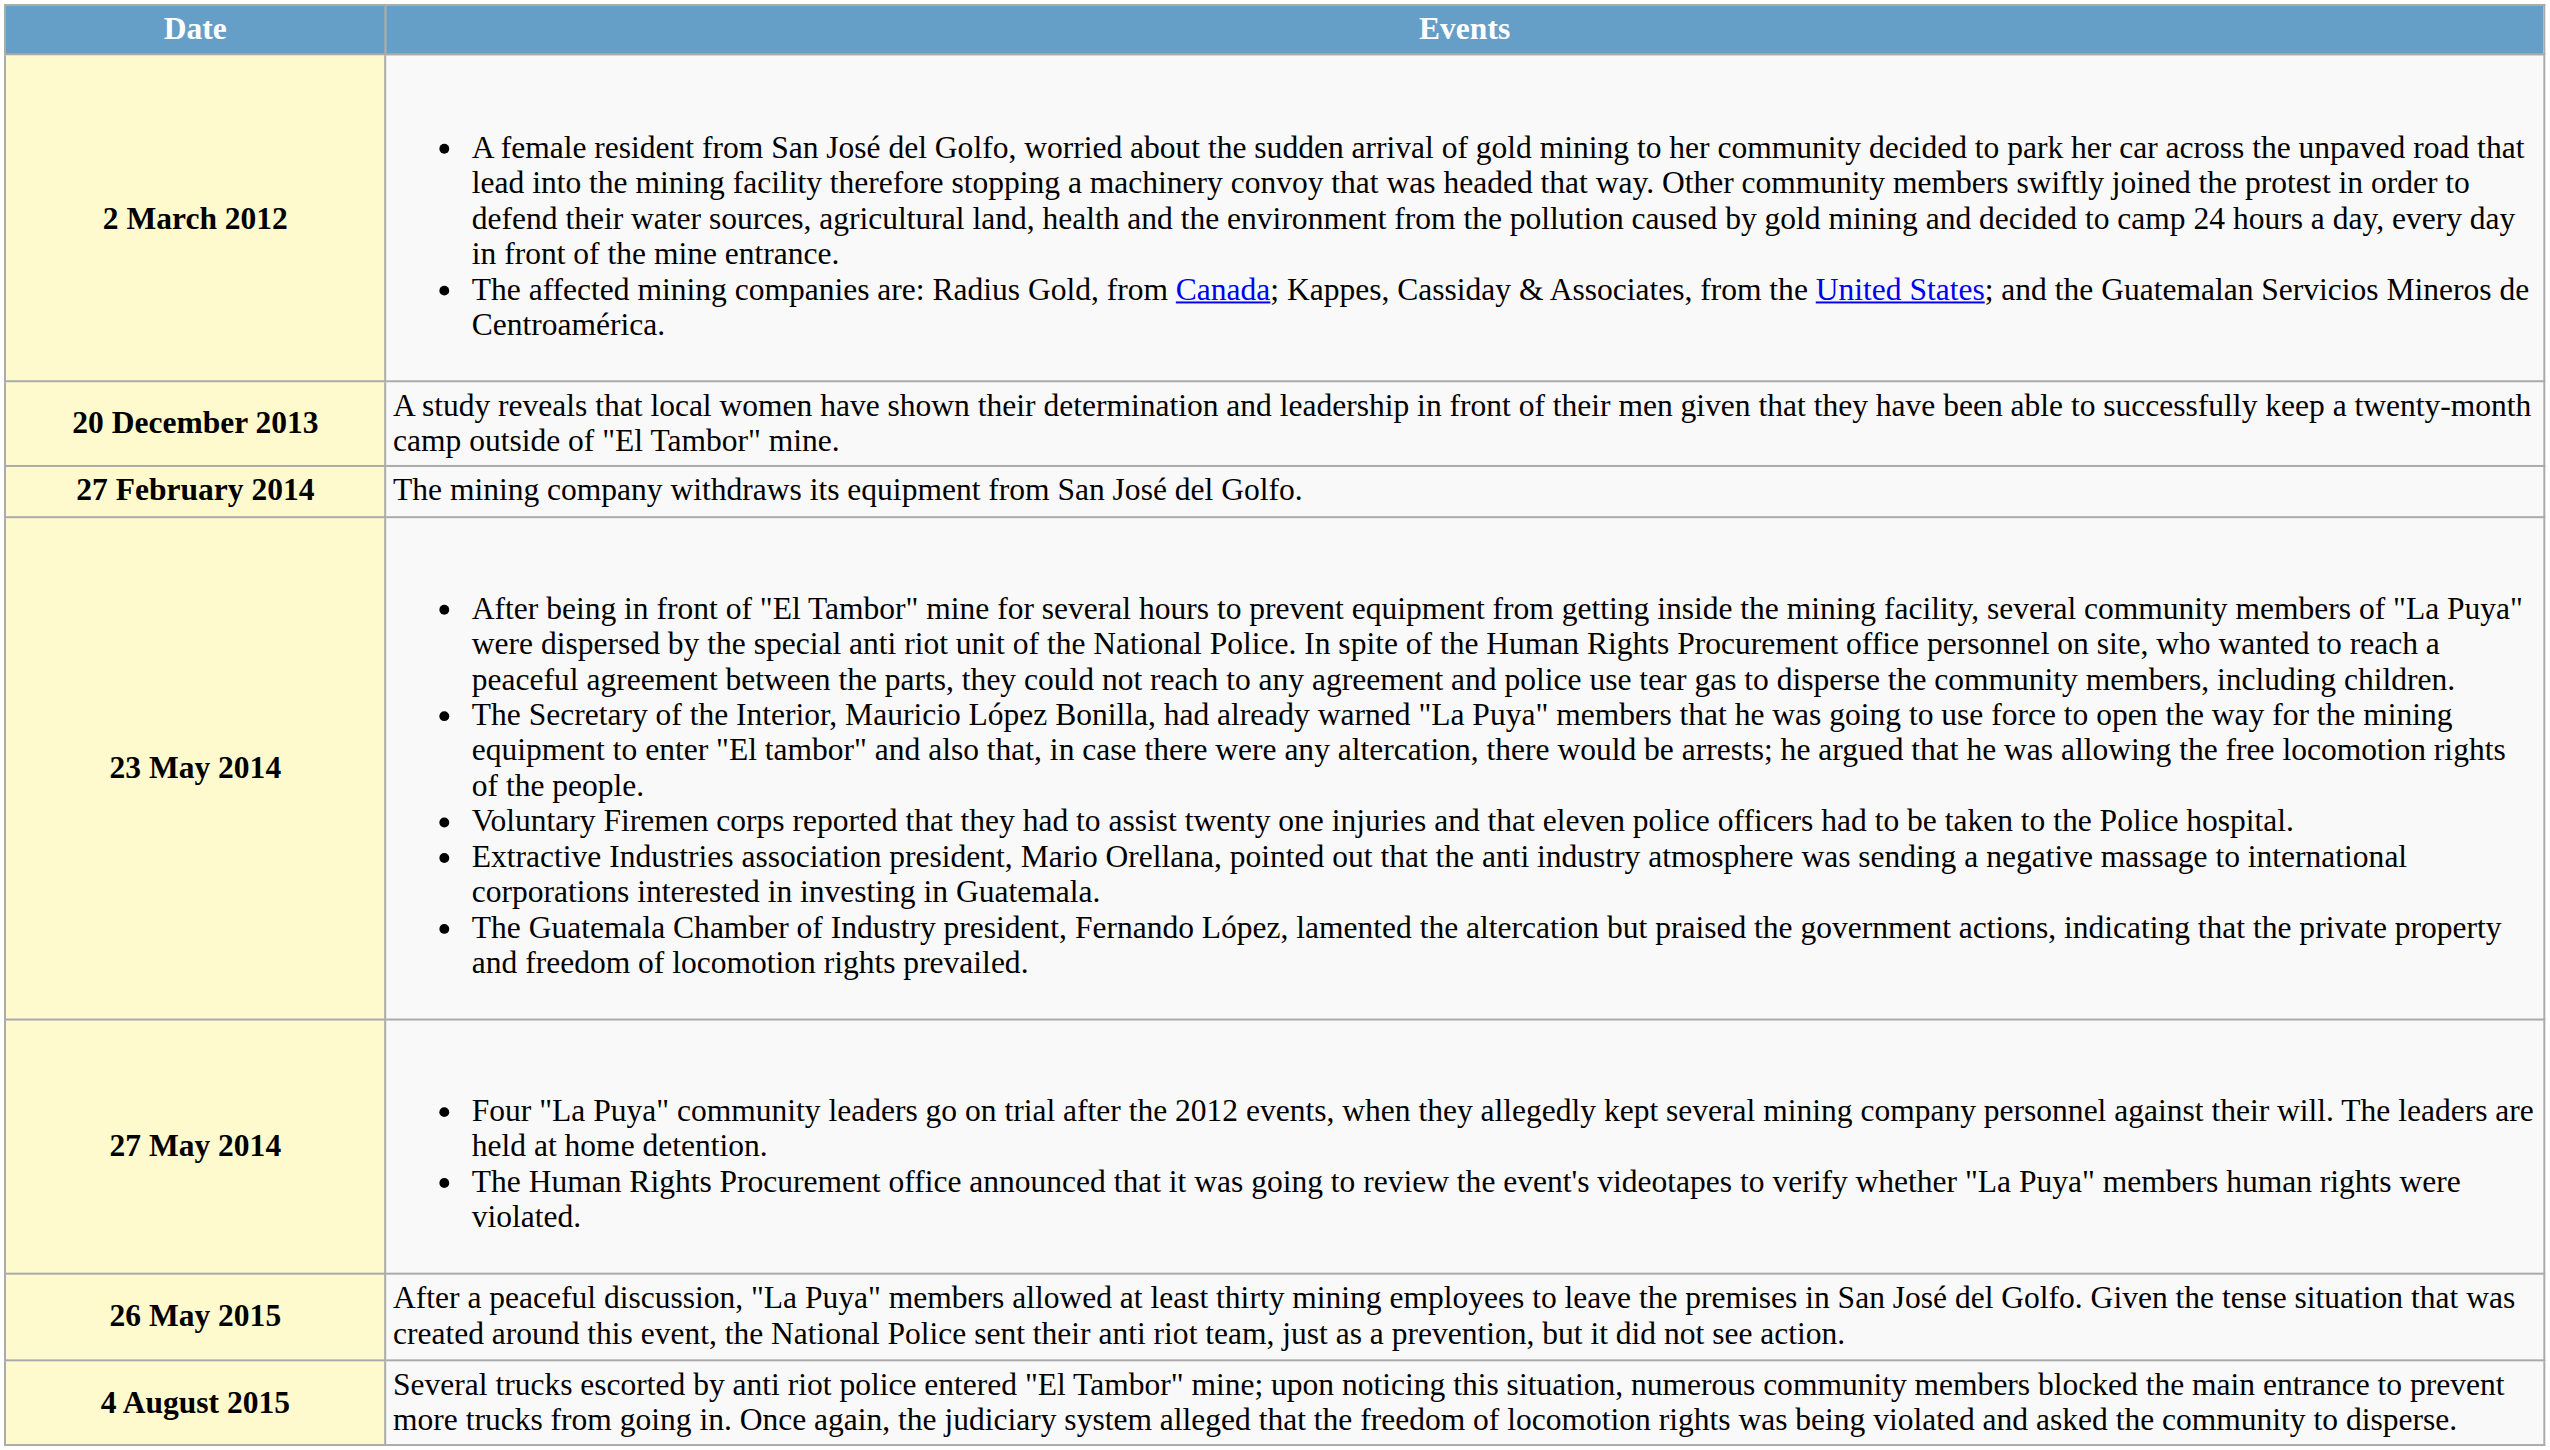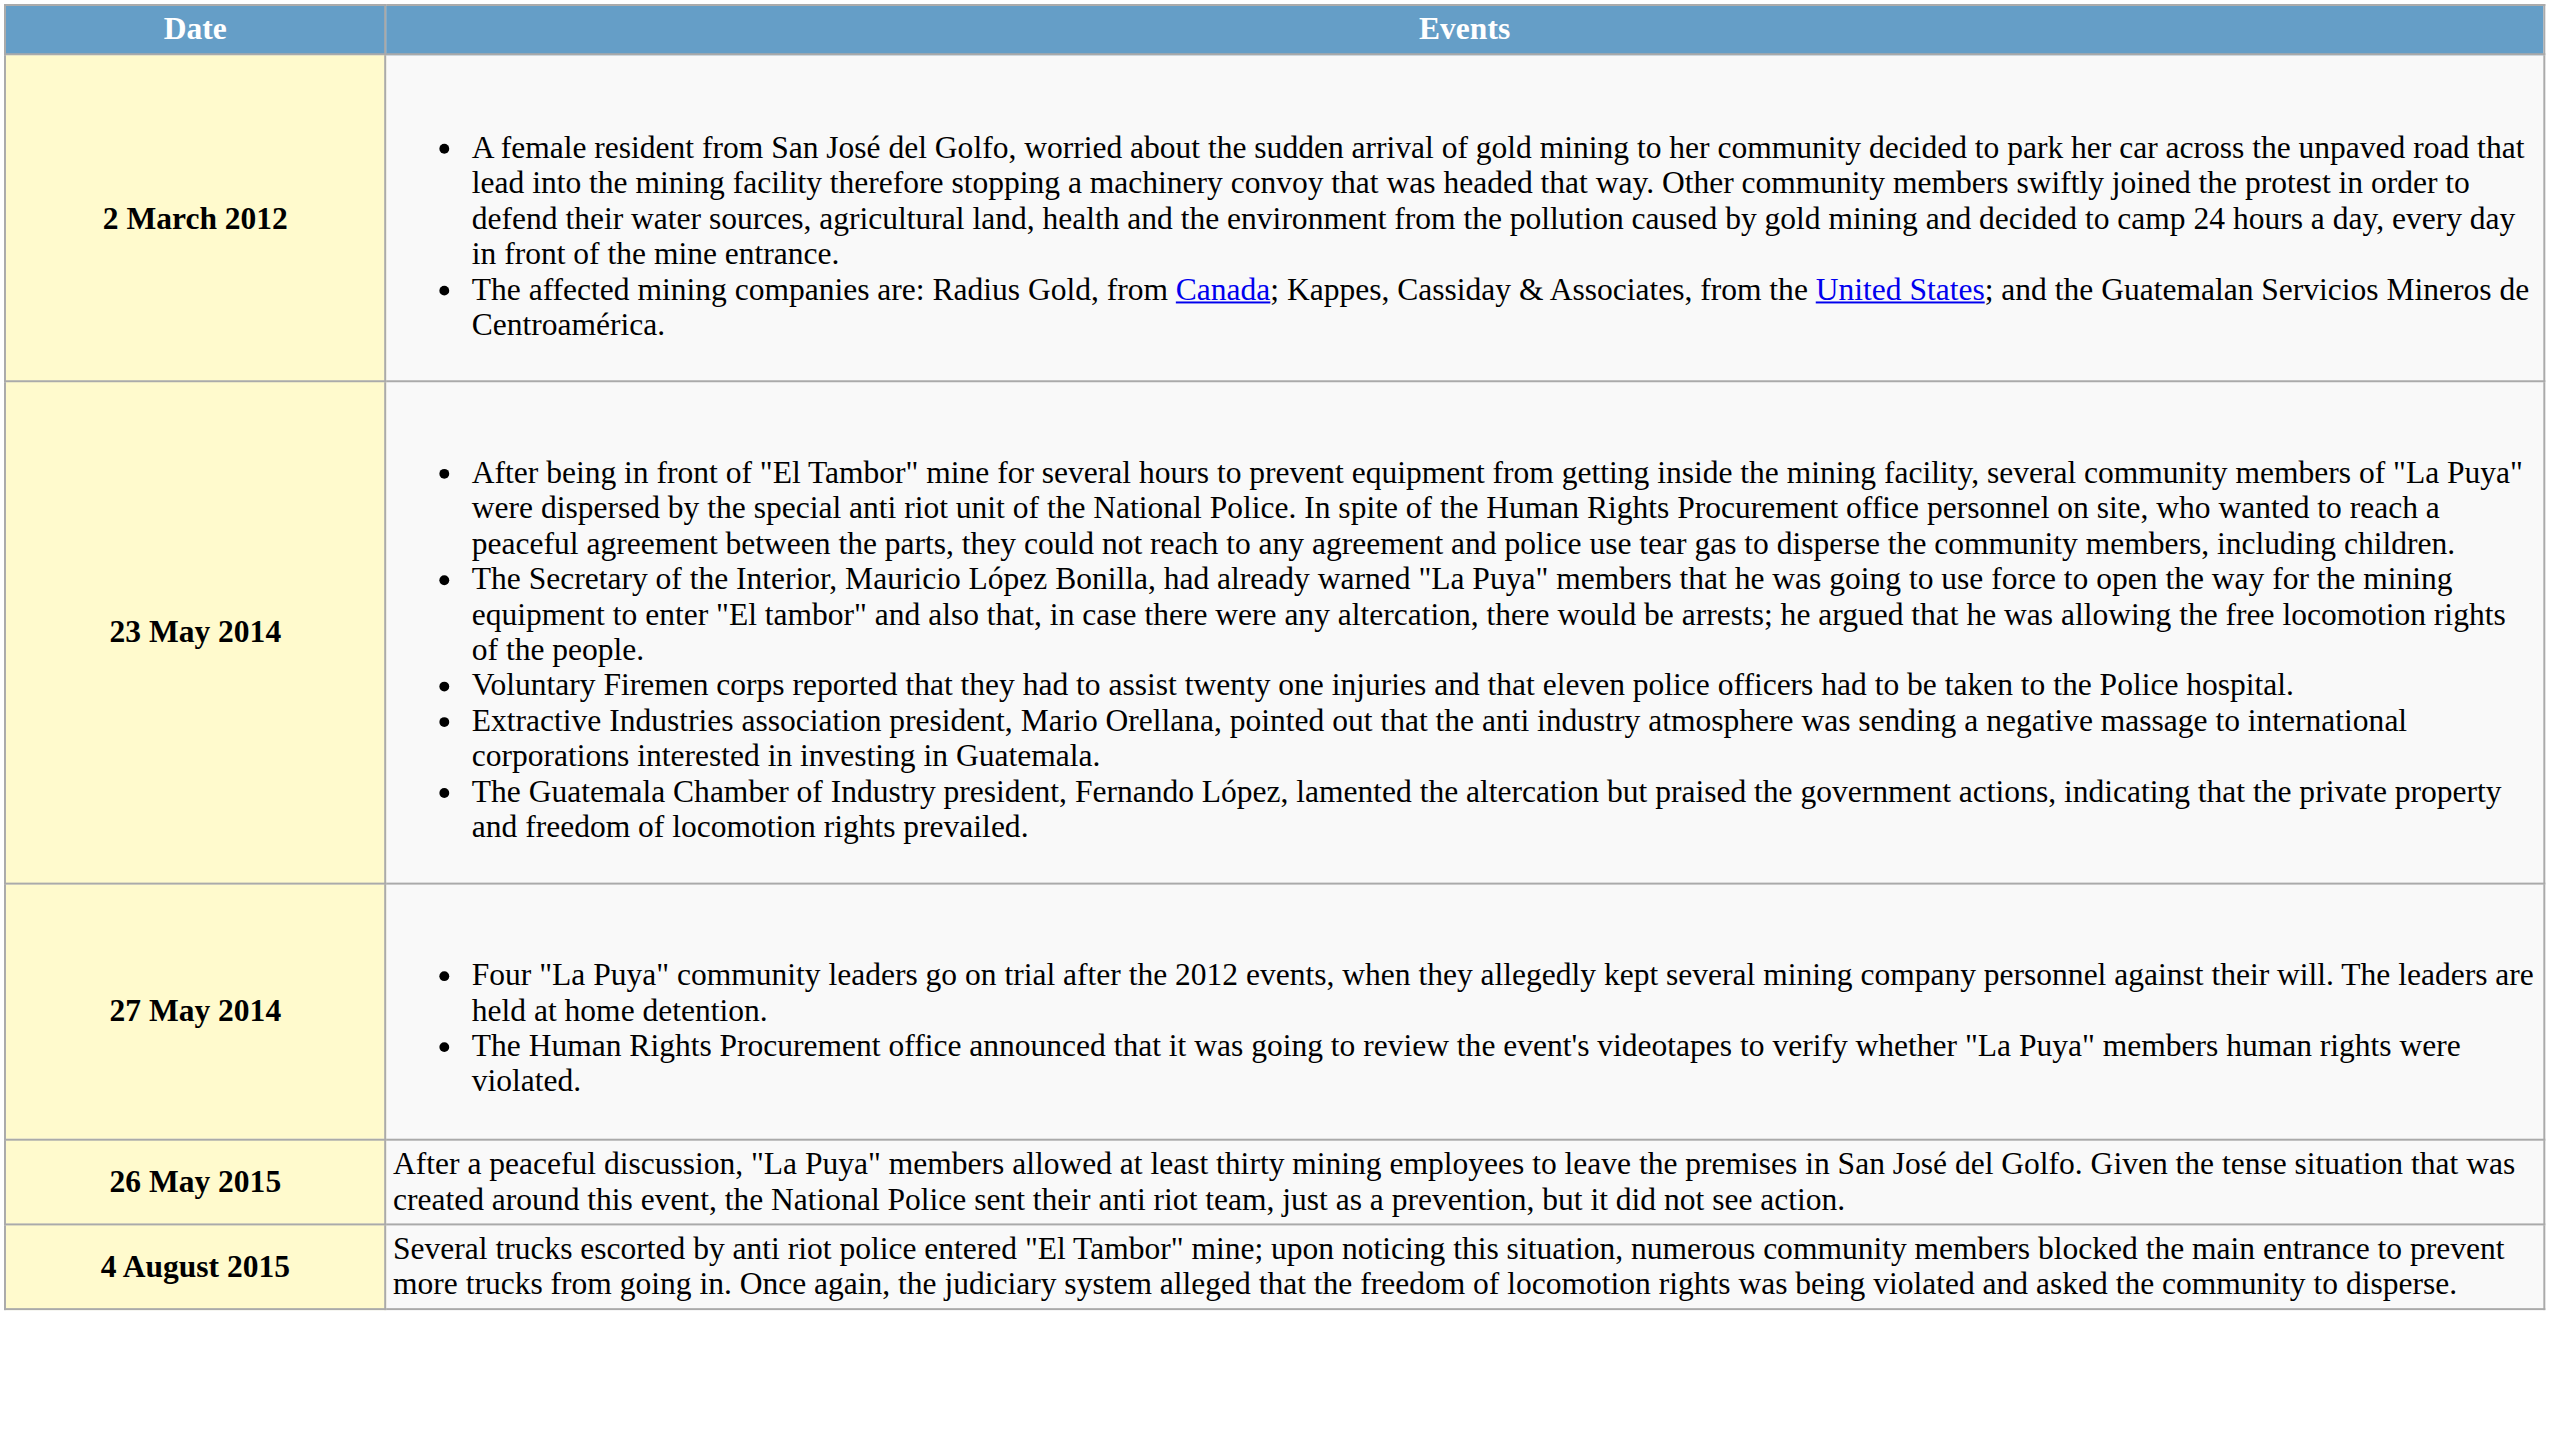- row: (195, 423)
- row: (195, 490)
